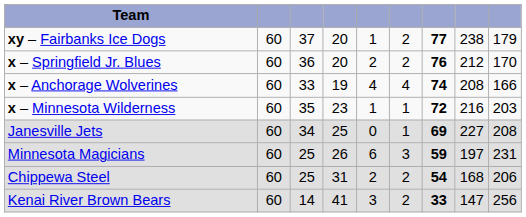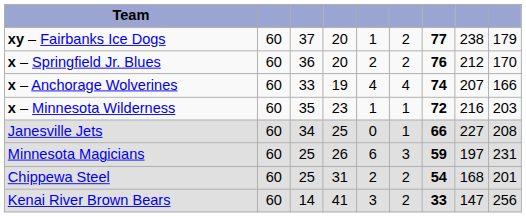(472, 85) 208 -> (472, 85) 207
(439, 131) 69 -> (439, 131) 66
(505, 177) 206 -> (505, 177) 201
